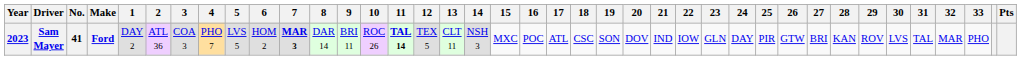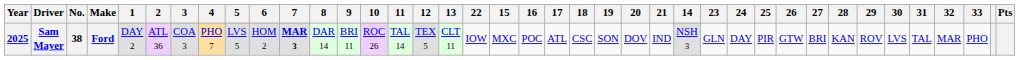columns swapped: (477, 13) <-> (688, 13)
(18, 38) 2023 -> (18, 38) 2025
(77, 38) 41 -> (77, 38) 38
(401, 38) bold -> (400, 38) normal
